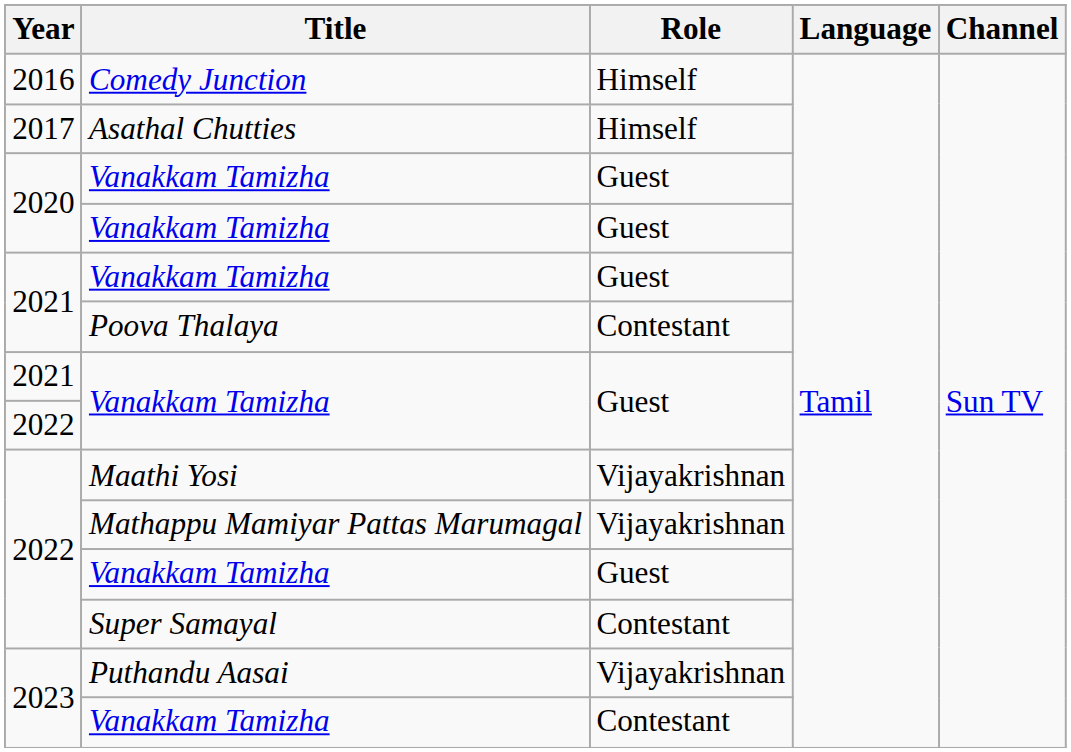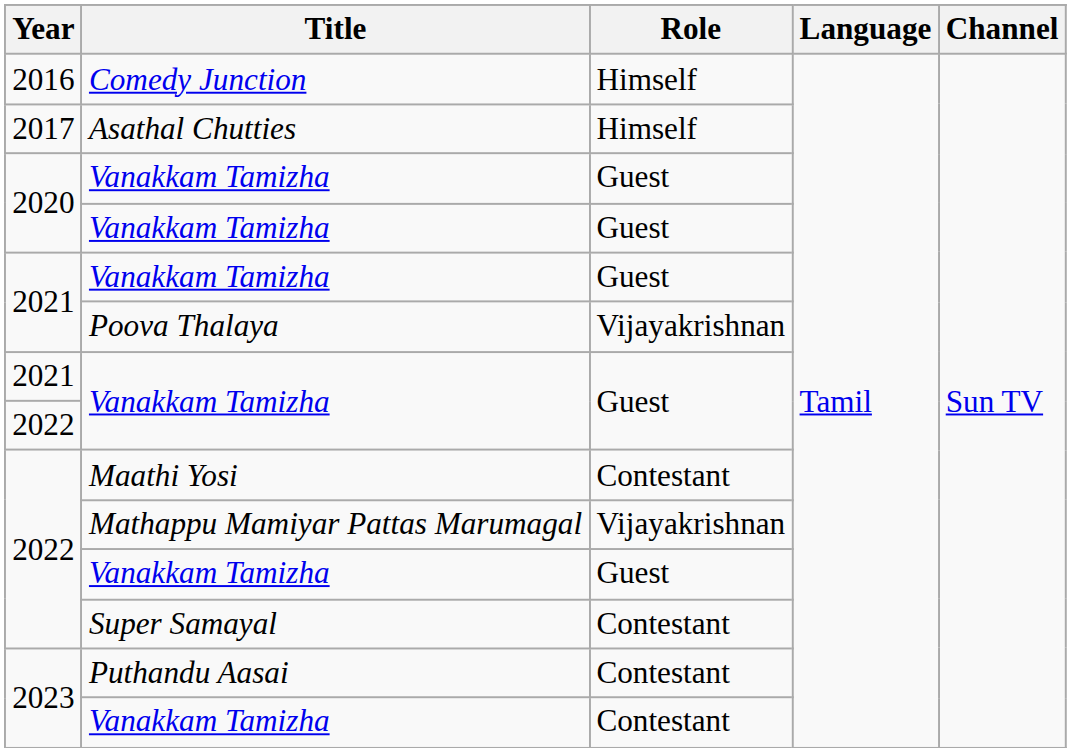(663, 326) Contestant -> (691, 326) Vijayakrishnan
(691, 474) Vijayakrishnan -> (663, 474) Contestant
(691, 672) Vijayakrishnan -> (663, 672) Contestant
